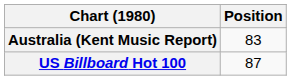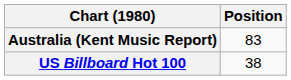(253, 63) 87 -> (253, 63) 38
